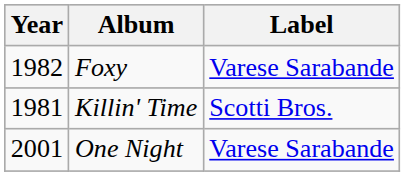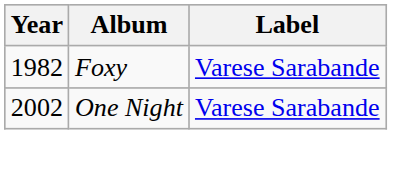- row: (136, 107)
(37, 149) 2001 -> (37, 107) 2002
